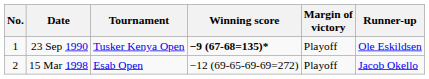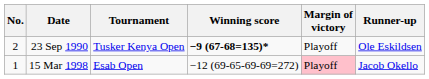(15, 46) 1 -> (15, 46) 2
(15, 65) 2 -> (15, 65) 1
(321, 65) no background -> (321, 65) pink background
